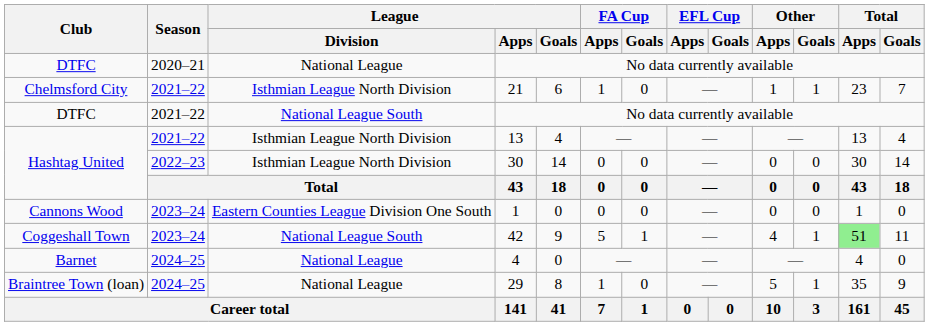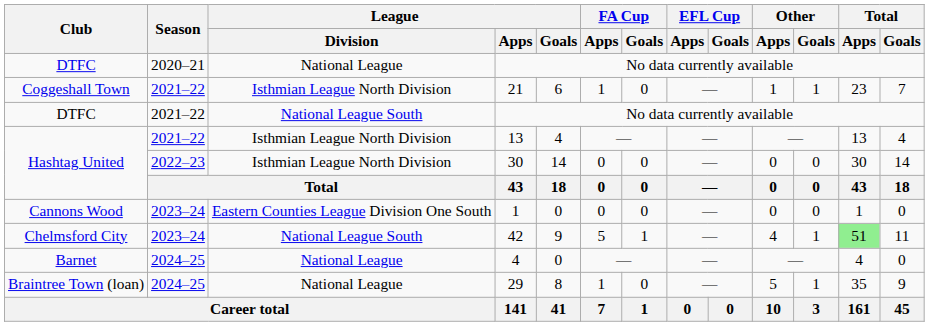(76, 89) Chelmsford City -> (76, 89) Coggeshall Town
(76, 235) Coggeshall Town -> (76, 235) Chelmsford City
